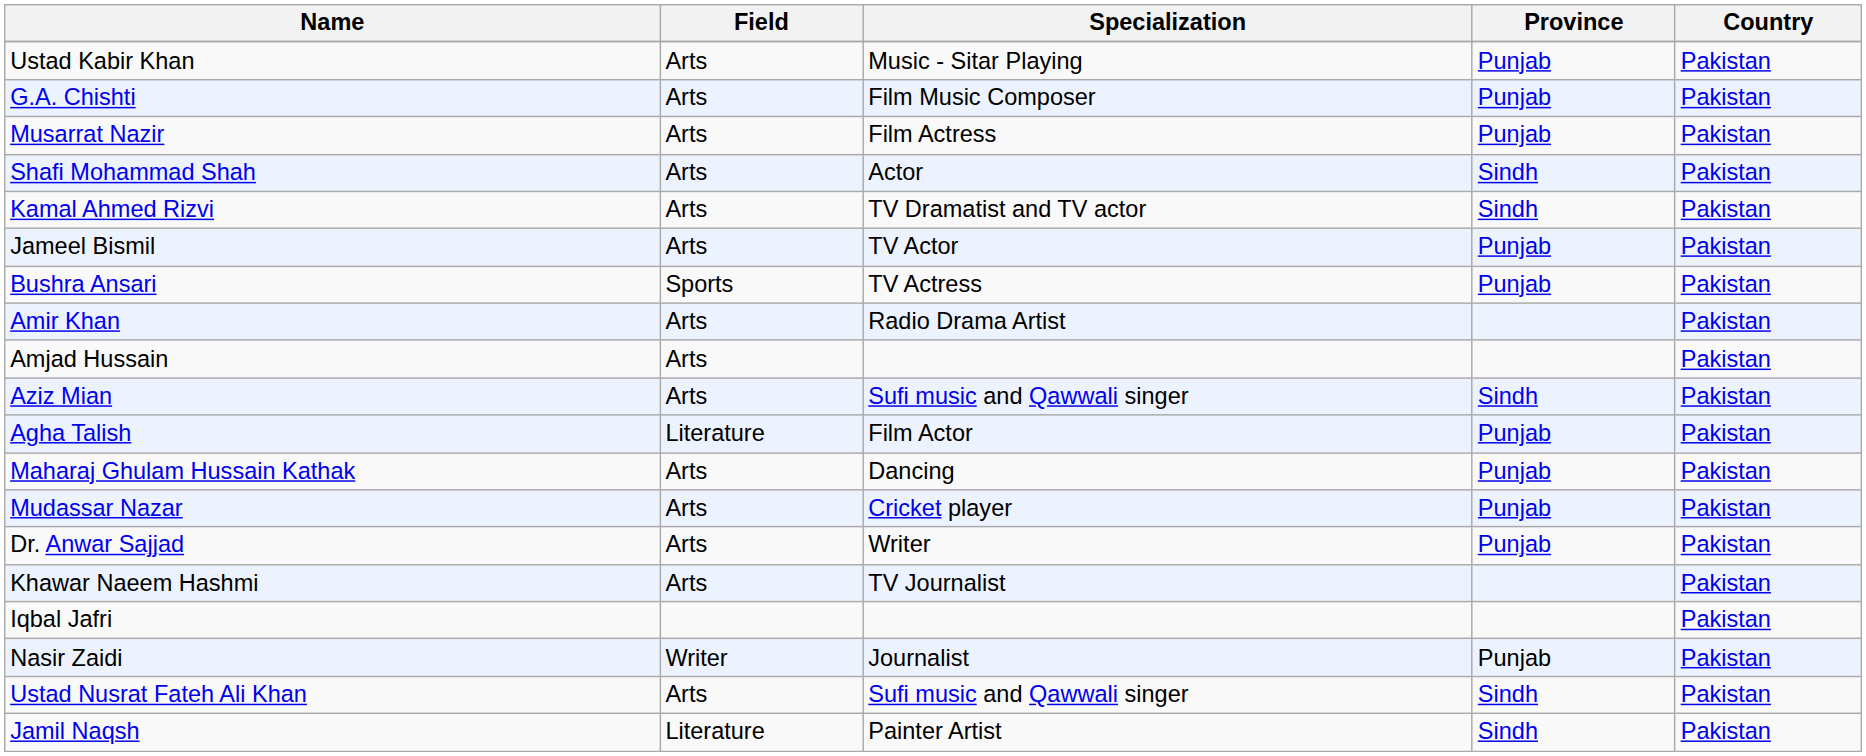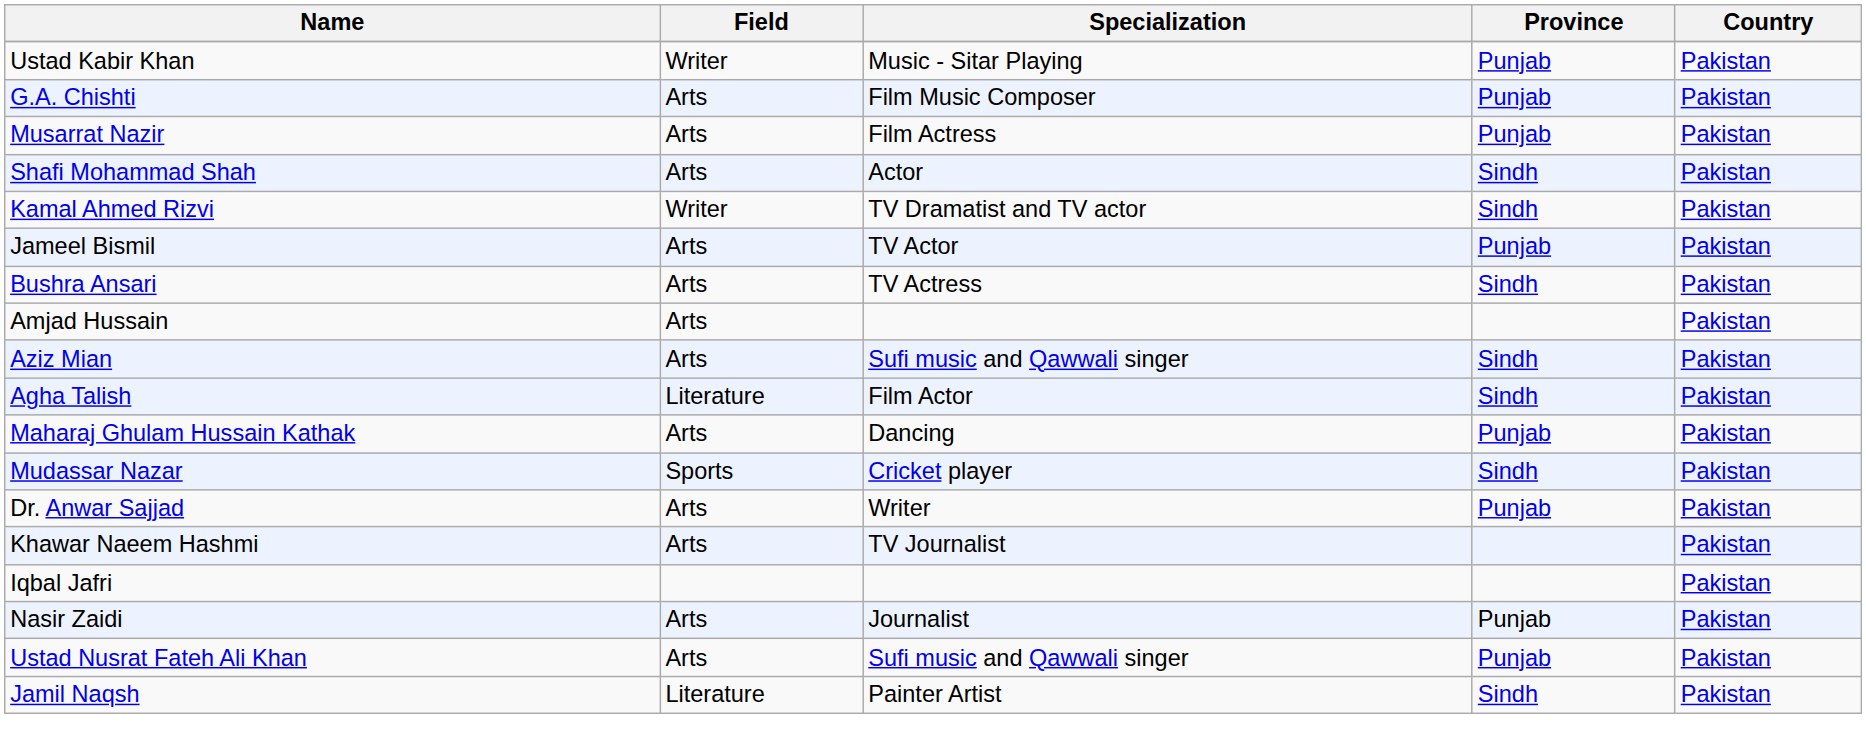(686, 60) Arts -> (697, 60) Writer
(686, 209) Arts -> (697, 209) Writer
(699, 284) Sports -> (686, 284) Arts
(1514, 284) Punjab -> (1508, 284) Sindh
- row: (65, 321)
(1514, 433) Punjab -> (1508, 396) Sindh
(686, 508) Arts -> (699, 470) Sports
(1514, 508) Punjab -> (1508, 470) Sindh
(697, 657) Writer -> (686, 619) Arts
(1508, 694) Sindh -> (1514, 657) Punjab
